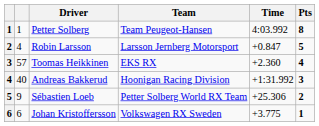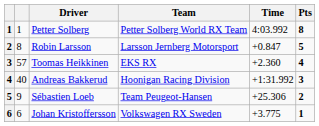(166, 29) Team Peugeot-Hansen -> (184, 29) Petter Solberg World RX Team
(19, 46) 4 -> (19, 46) 8
(184, 97) Petter Solberg World RX Team -> (166, 97) Team Peugeot-Hansen
